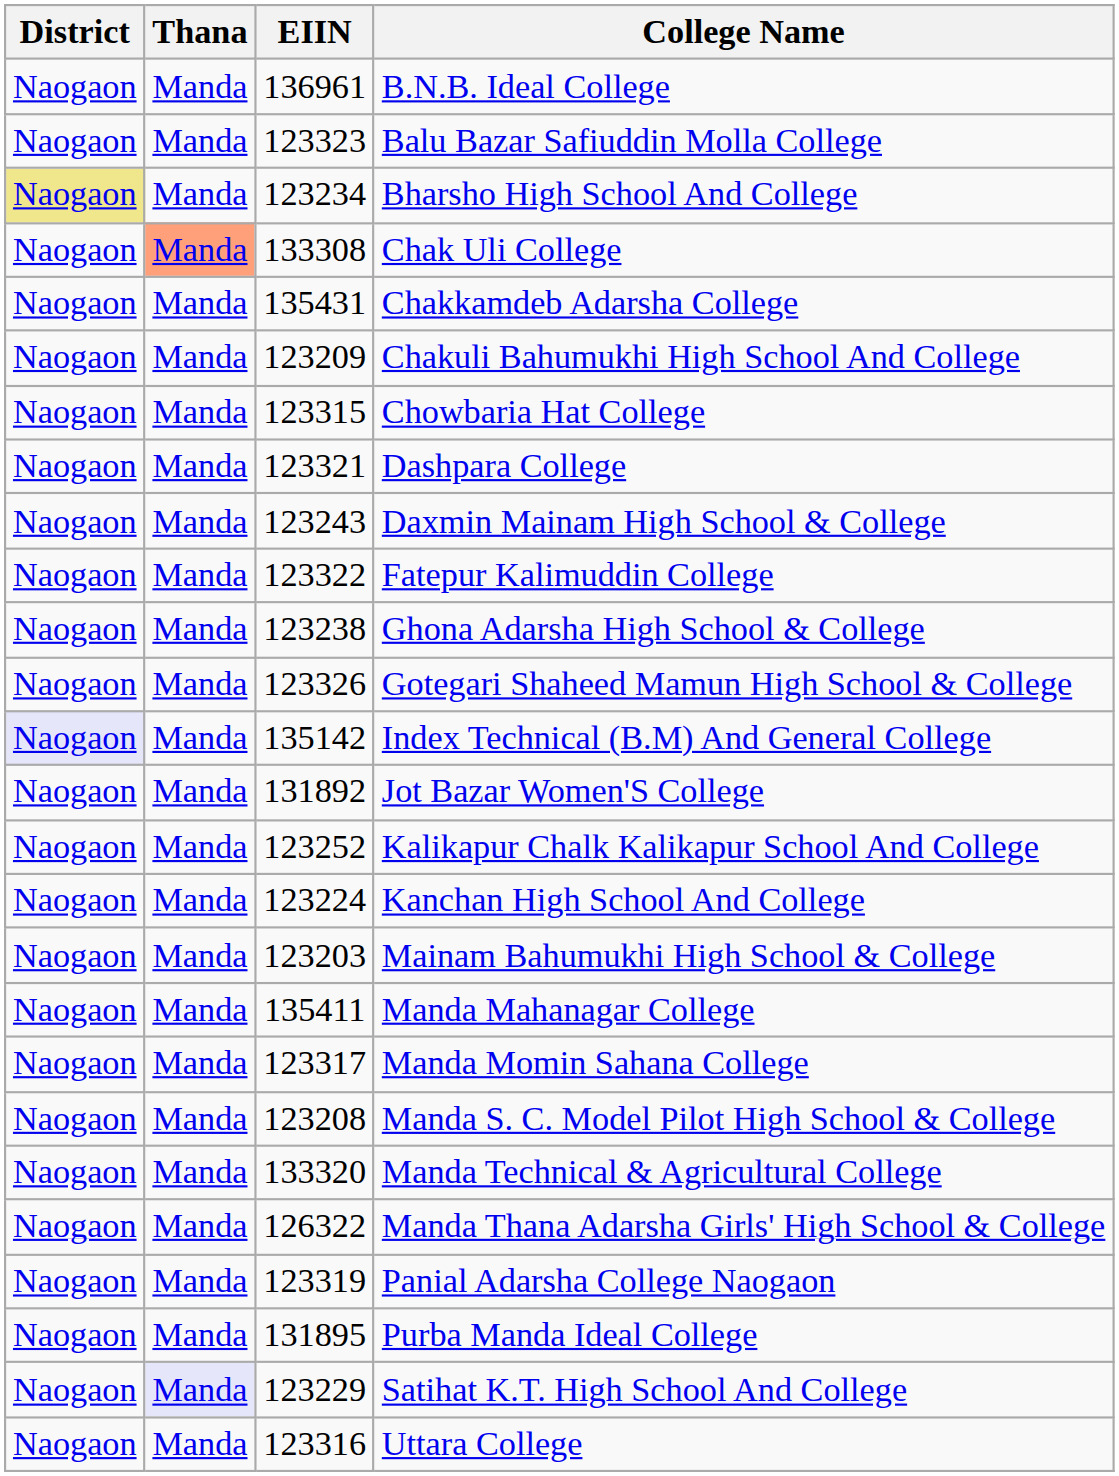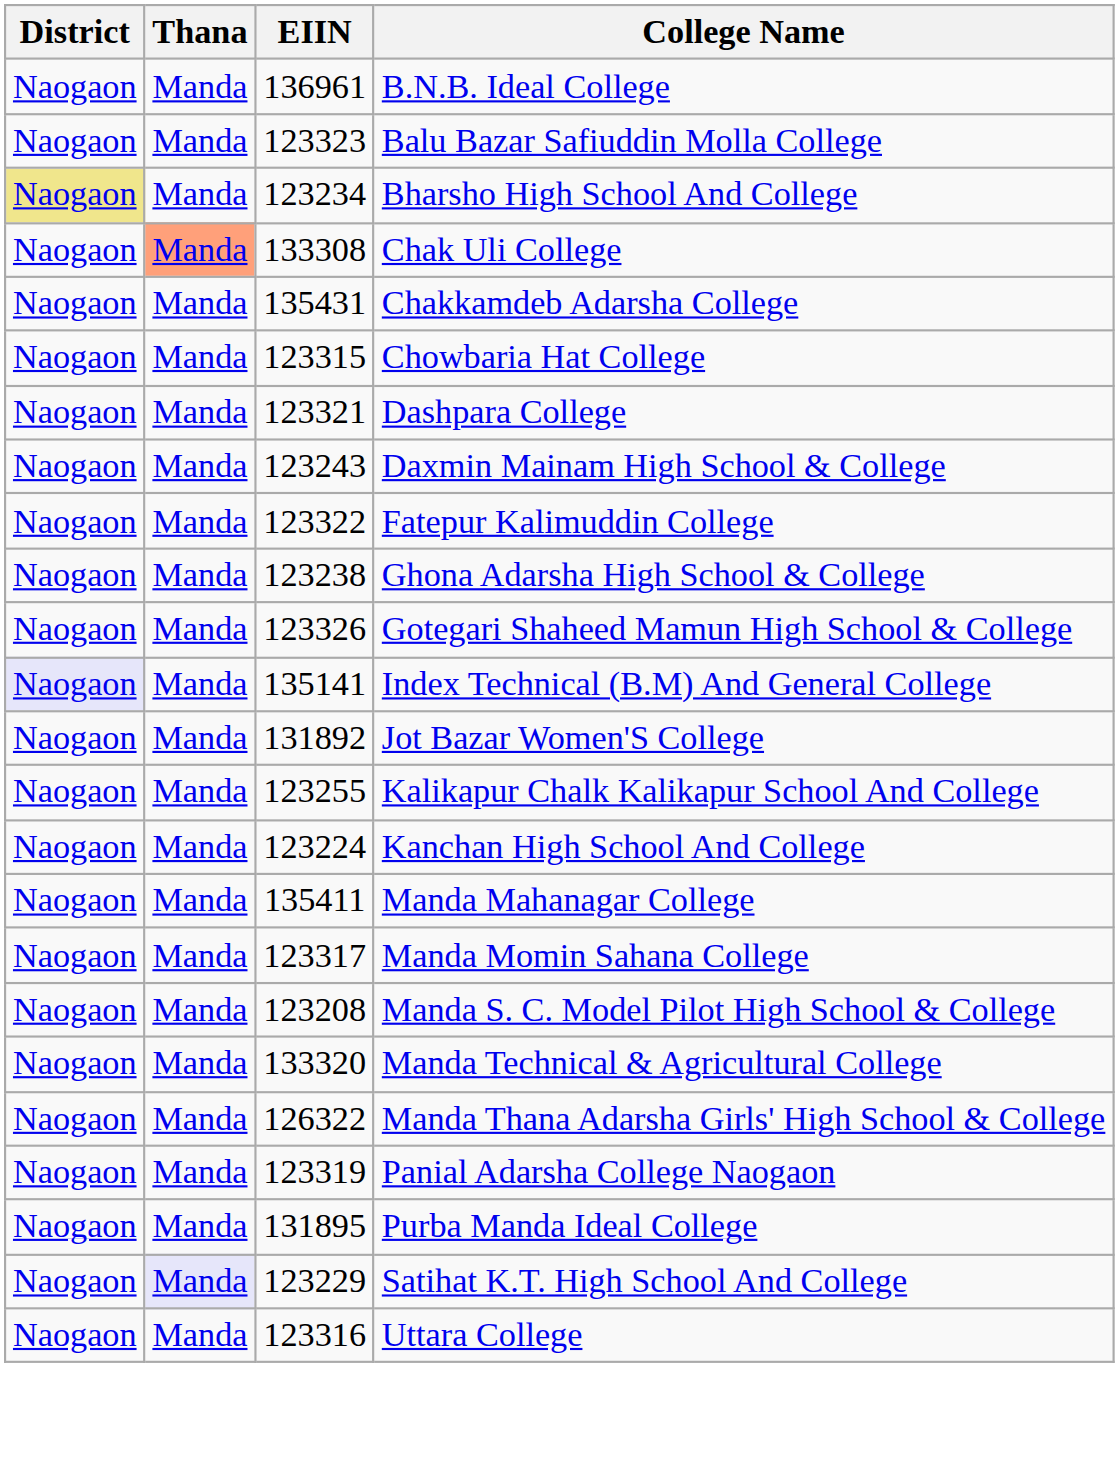- row: (701, 357)
(315, 737) 135142 -> (315, 683) 135141
(315, 846) 123252 -> (315, 791) 123255
- row: (689, 954)
